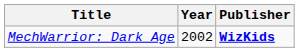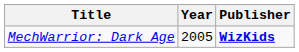(197, 37) 2002 -> (197, 37) 2005
